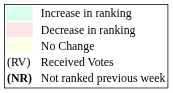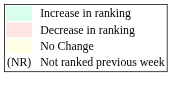- row: (77, 62)
(19, 78) bold -> (19, 62) normal
